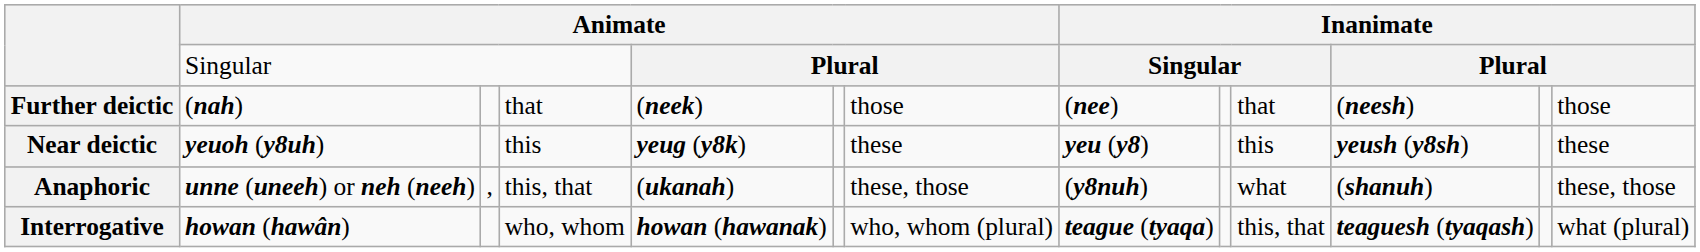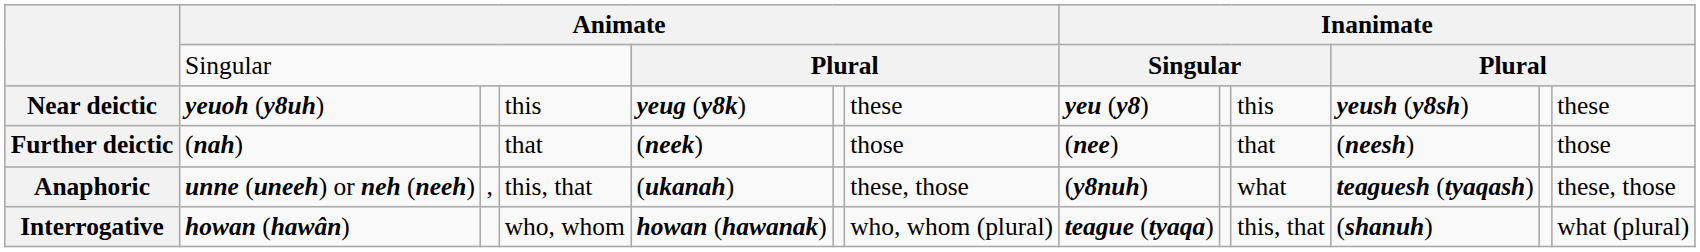rows swapped: (92, 145) <-> (92, 105)
(1385, 186) (shanuh) -> (1435, 186) teaguesh (tyaqash)
(1435, 226) teaguesh (tyaqash) -> (1385, 226) (shanuh)
